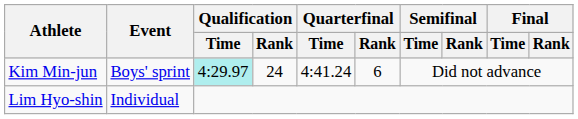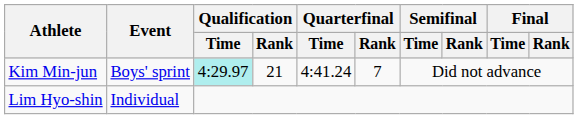(275, 72) 24 -> (275, 72) 21
(377, 72) 6 -> (377, 72) 7
